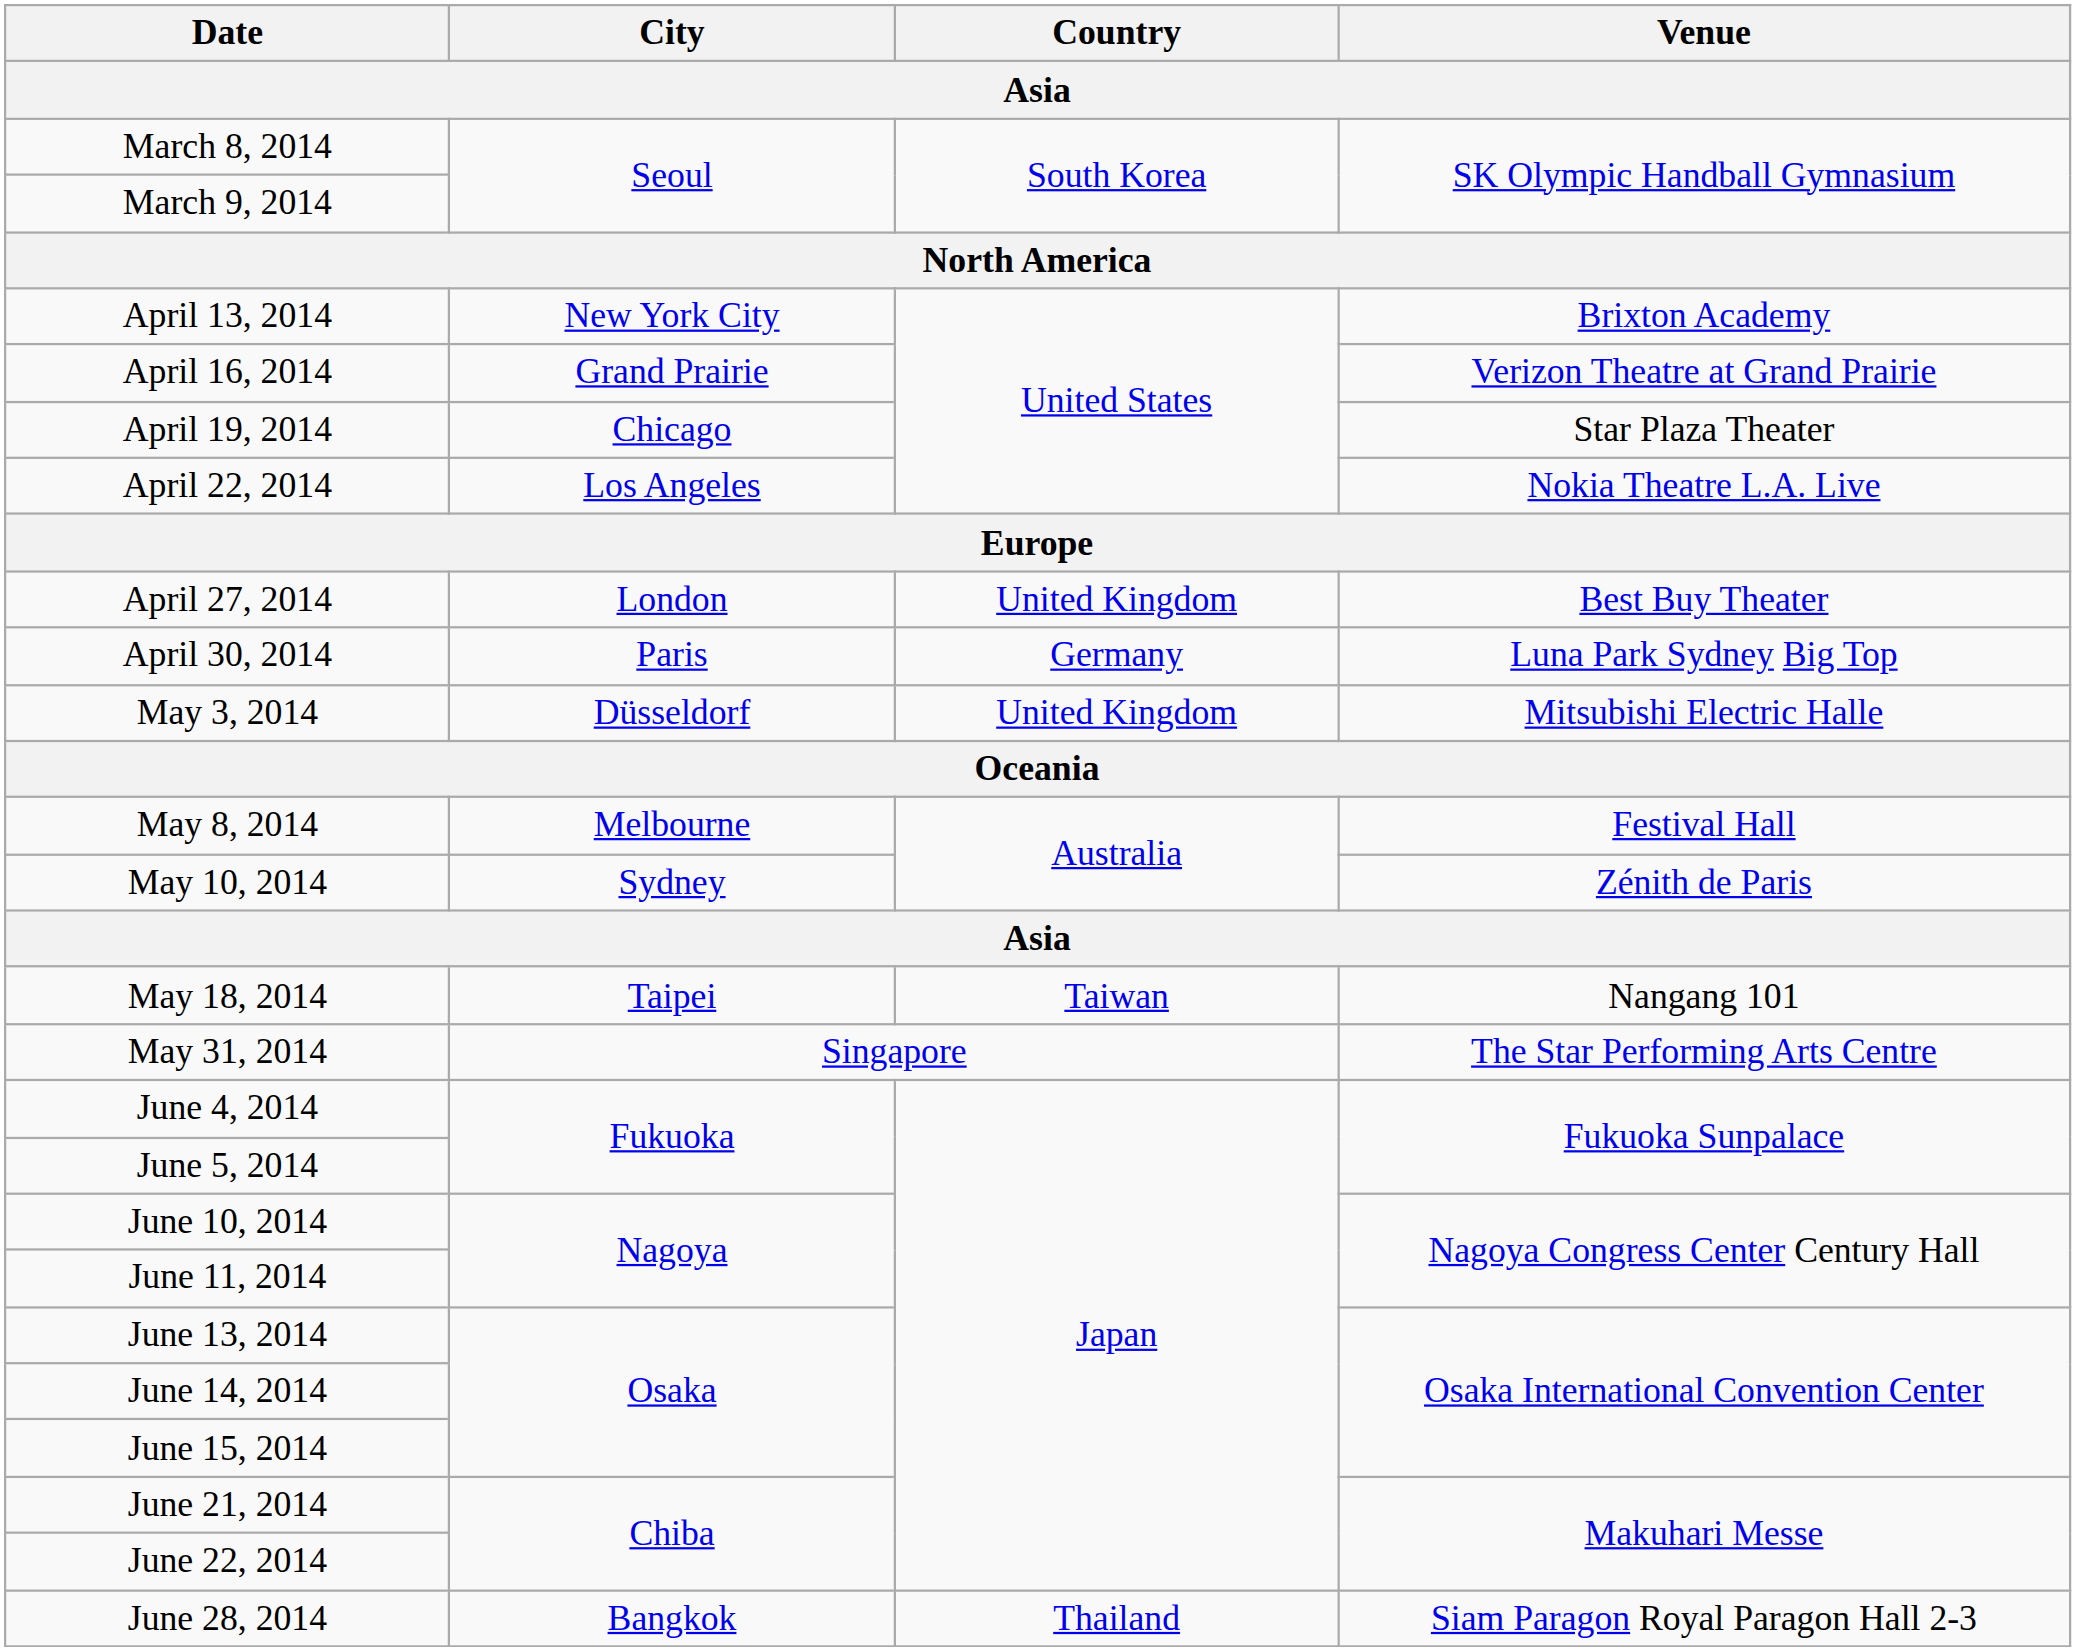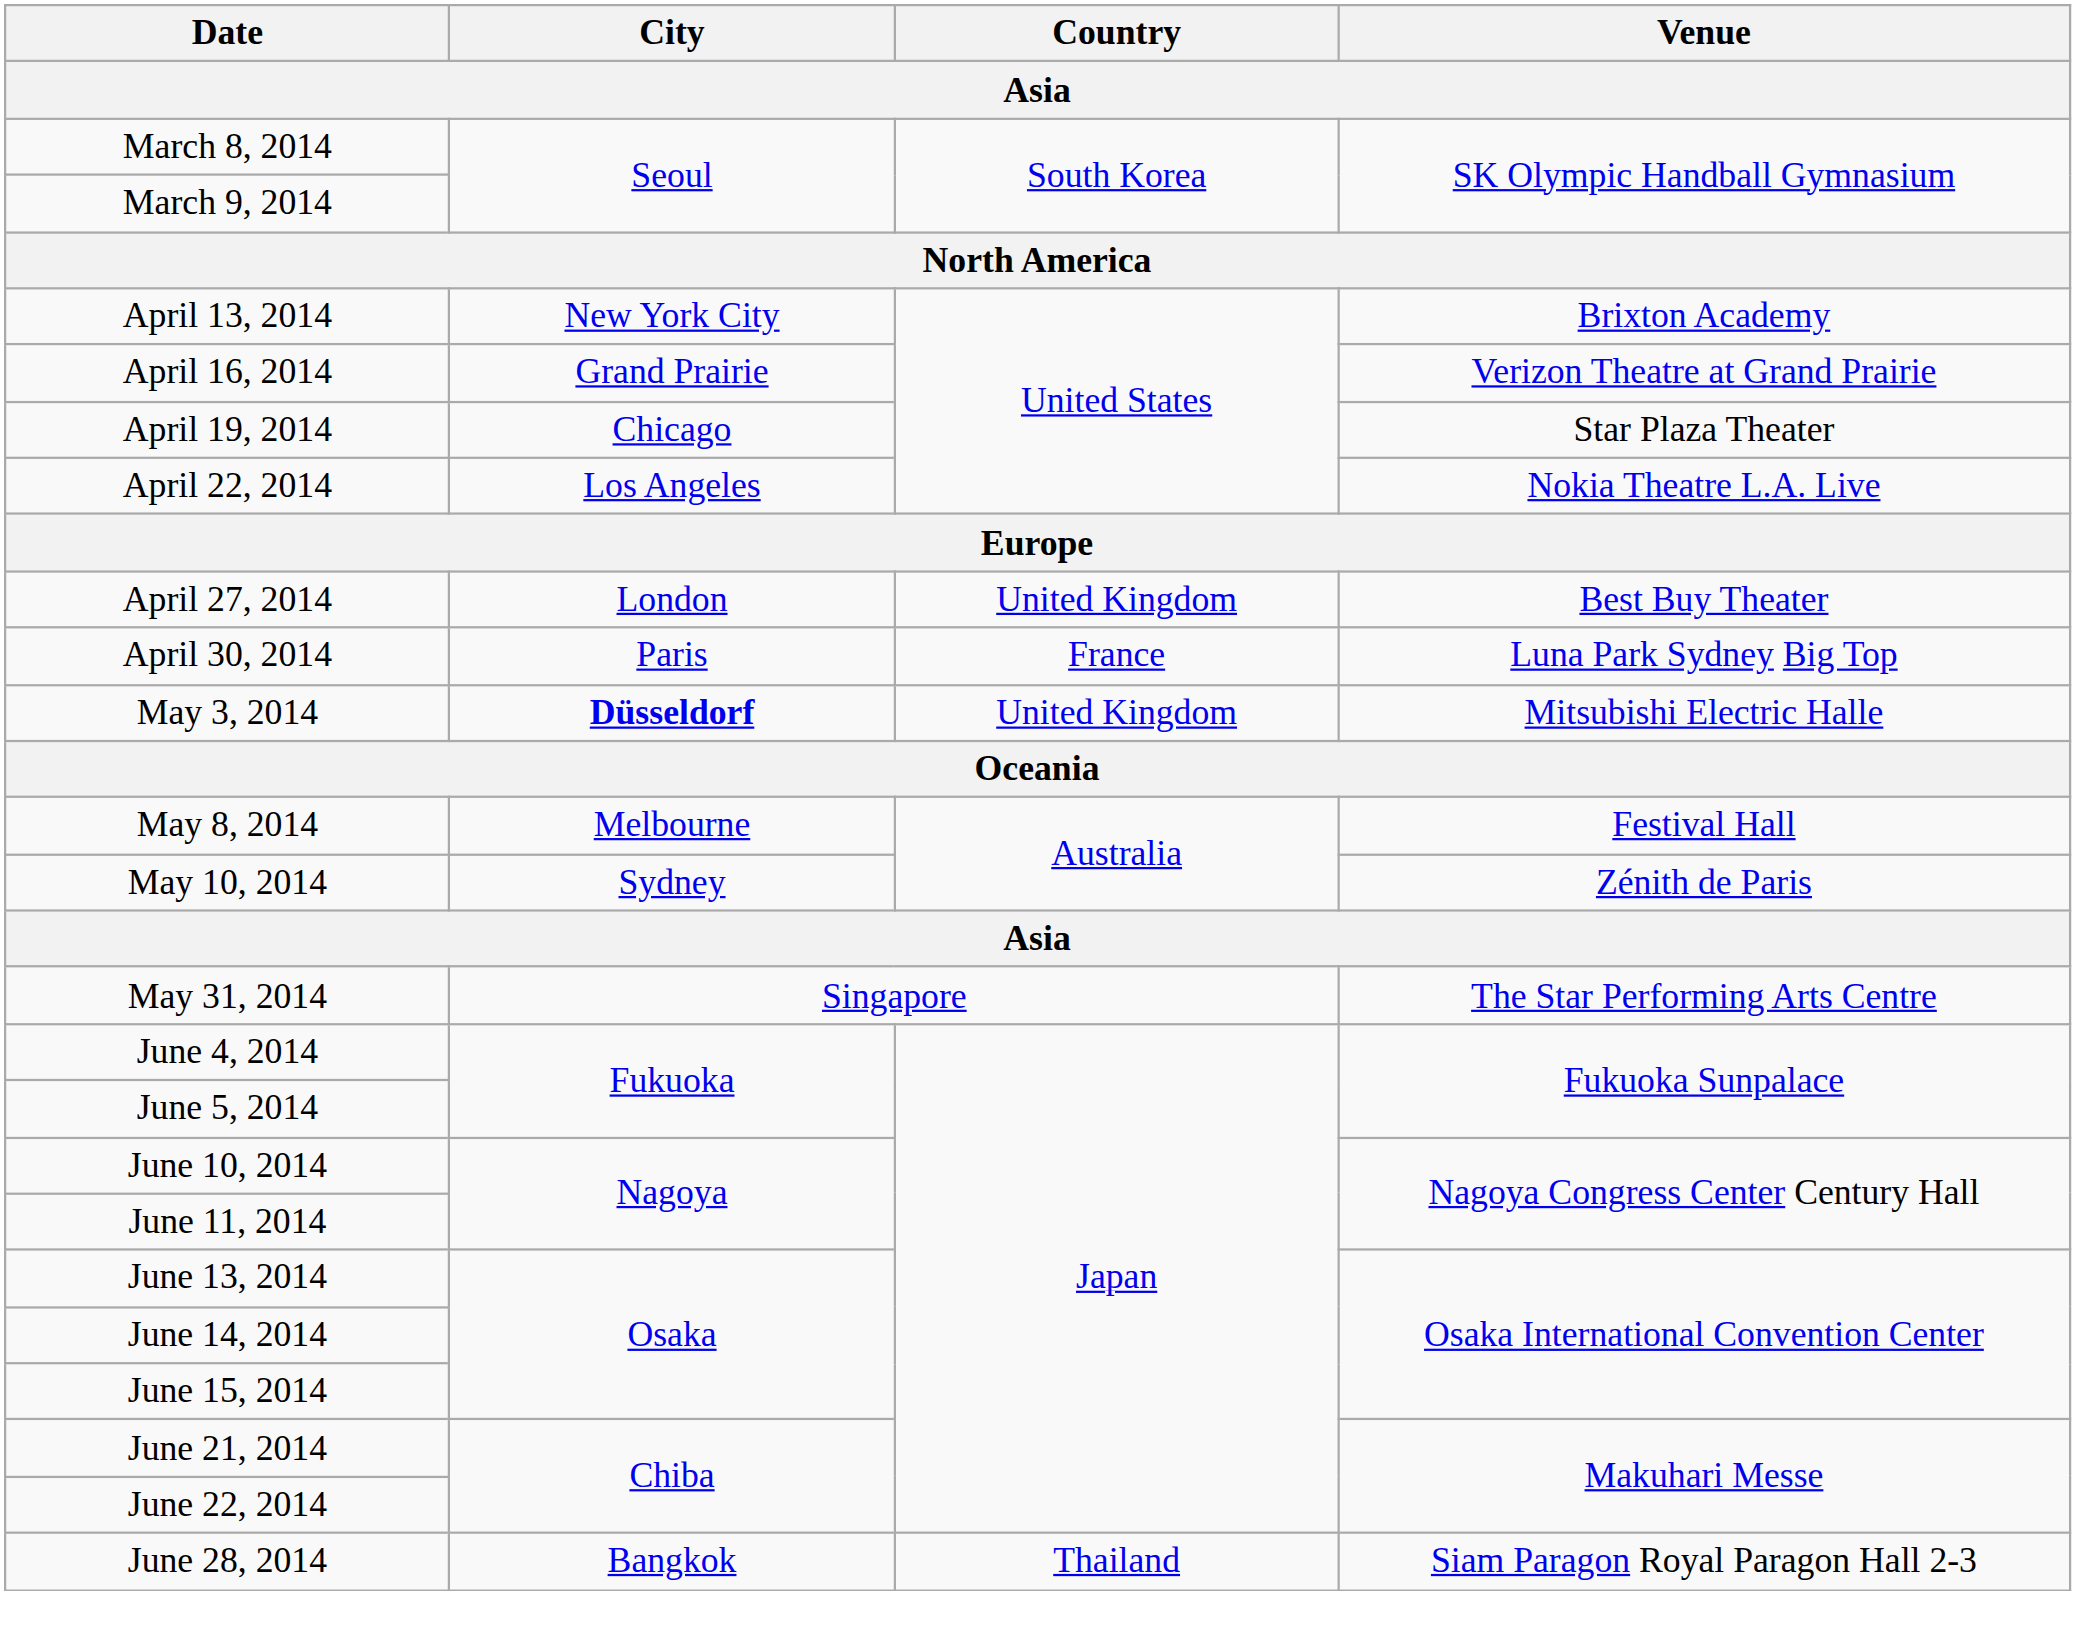(1117, 655) Germany -> (1117, 655) France
(672, 711) normal -> (672, 711) bold
- row: (227, 994)
